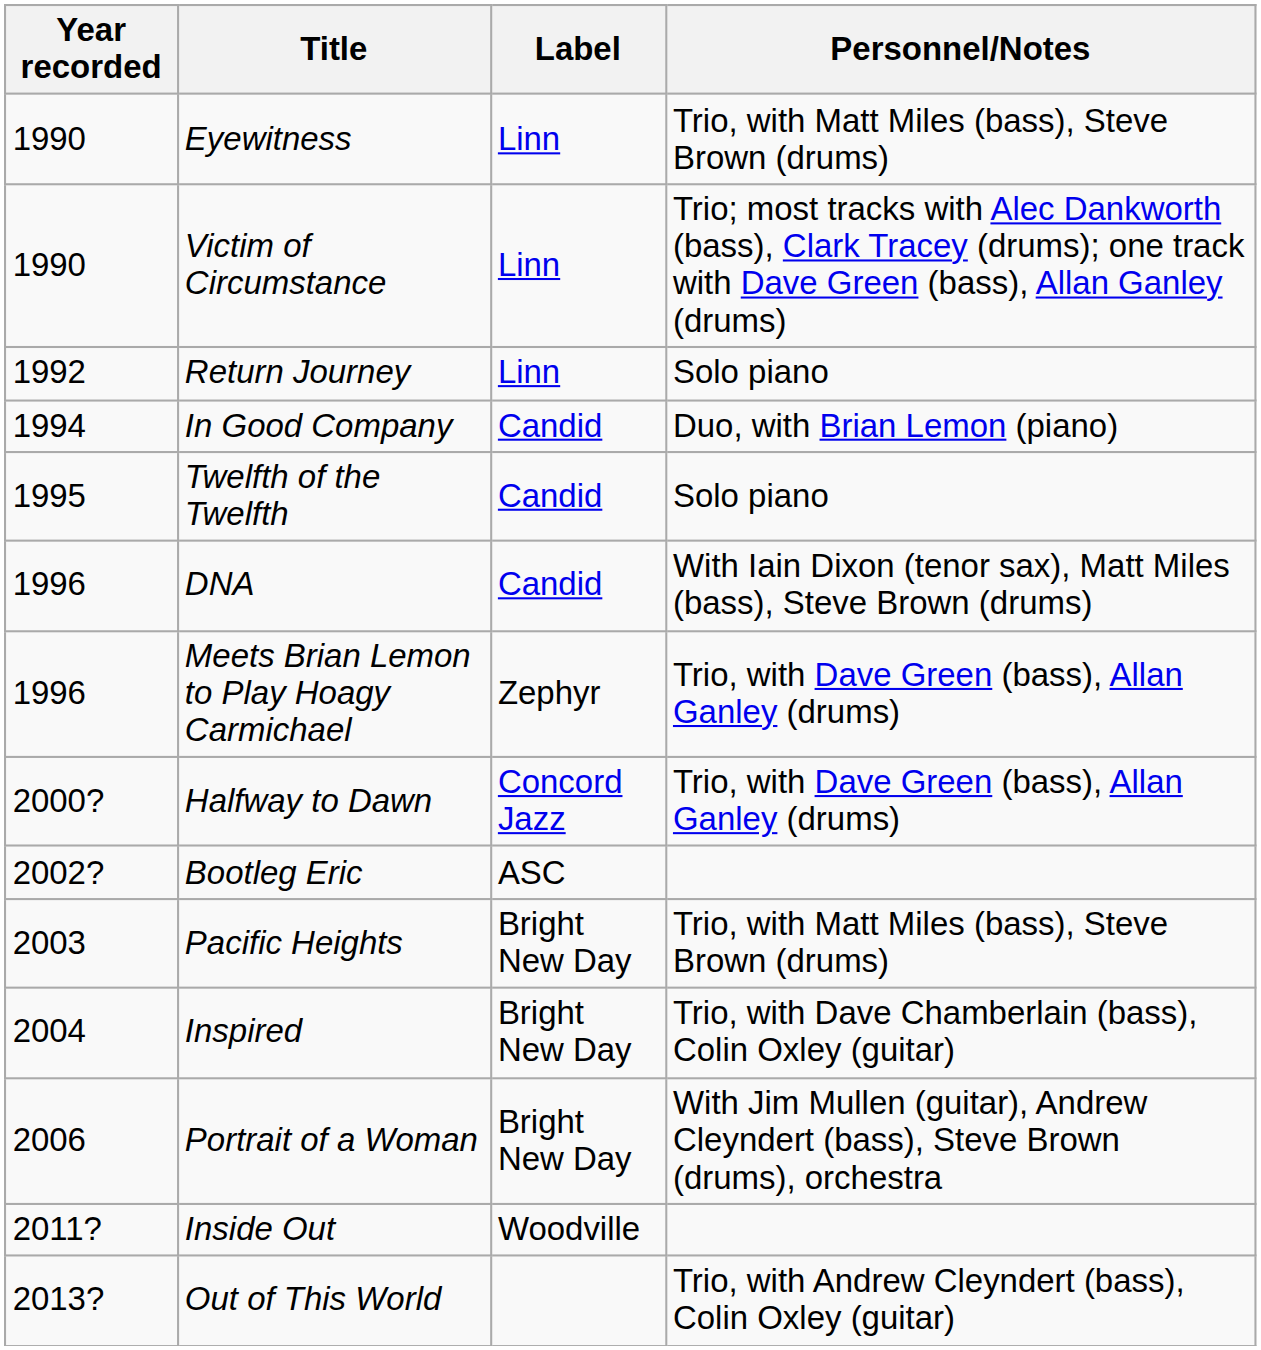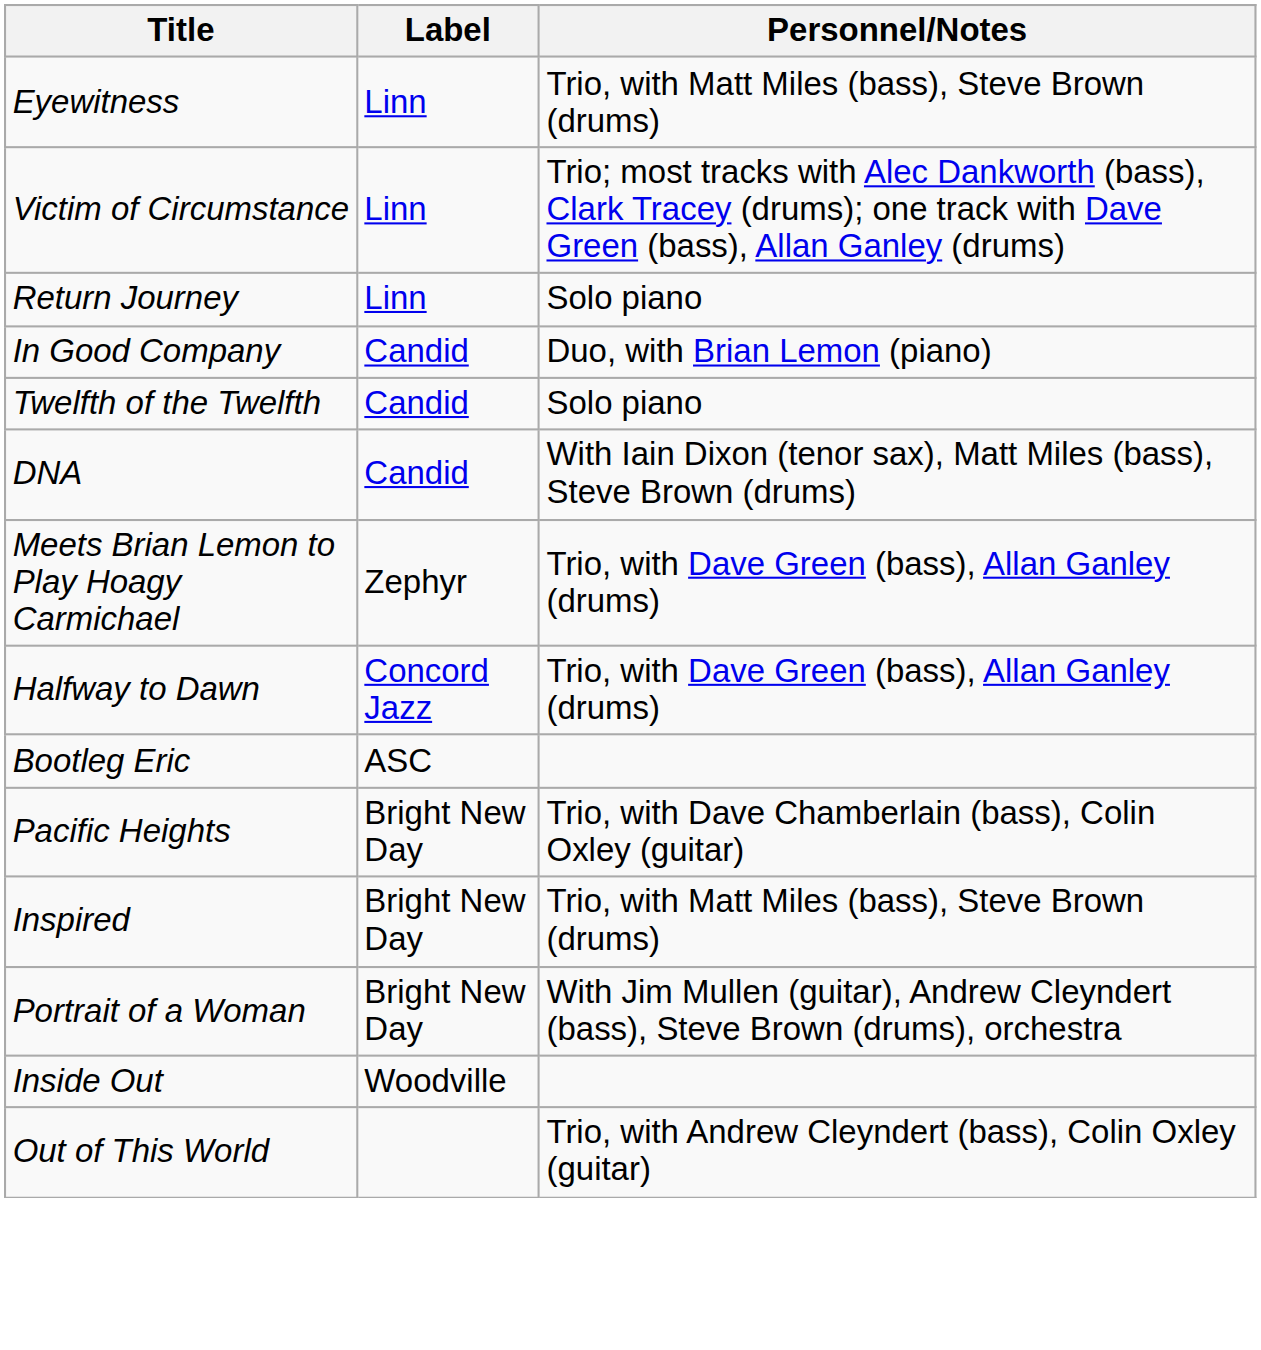- column: (91, 49)
(921, 942) Trio, with Matt Miles (bass), Steve Brown (drums) -> (851, 831) Trio, with Dave Chamberlain (bass), Colin Oxley (guitar)
(935, 1032) Trio, with Dave Chamberlain (bass), Colin Oxley (guitar) -> (845, 920) Trio, with Matt Miles (bass), Steve Brown (drums)
